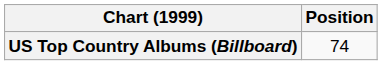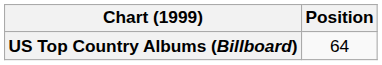(340, 45) 74 -> (340, 45) 64
